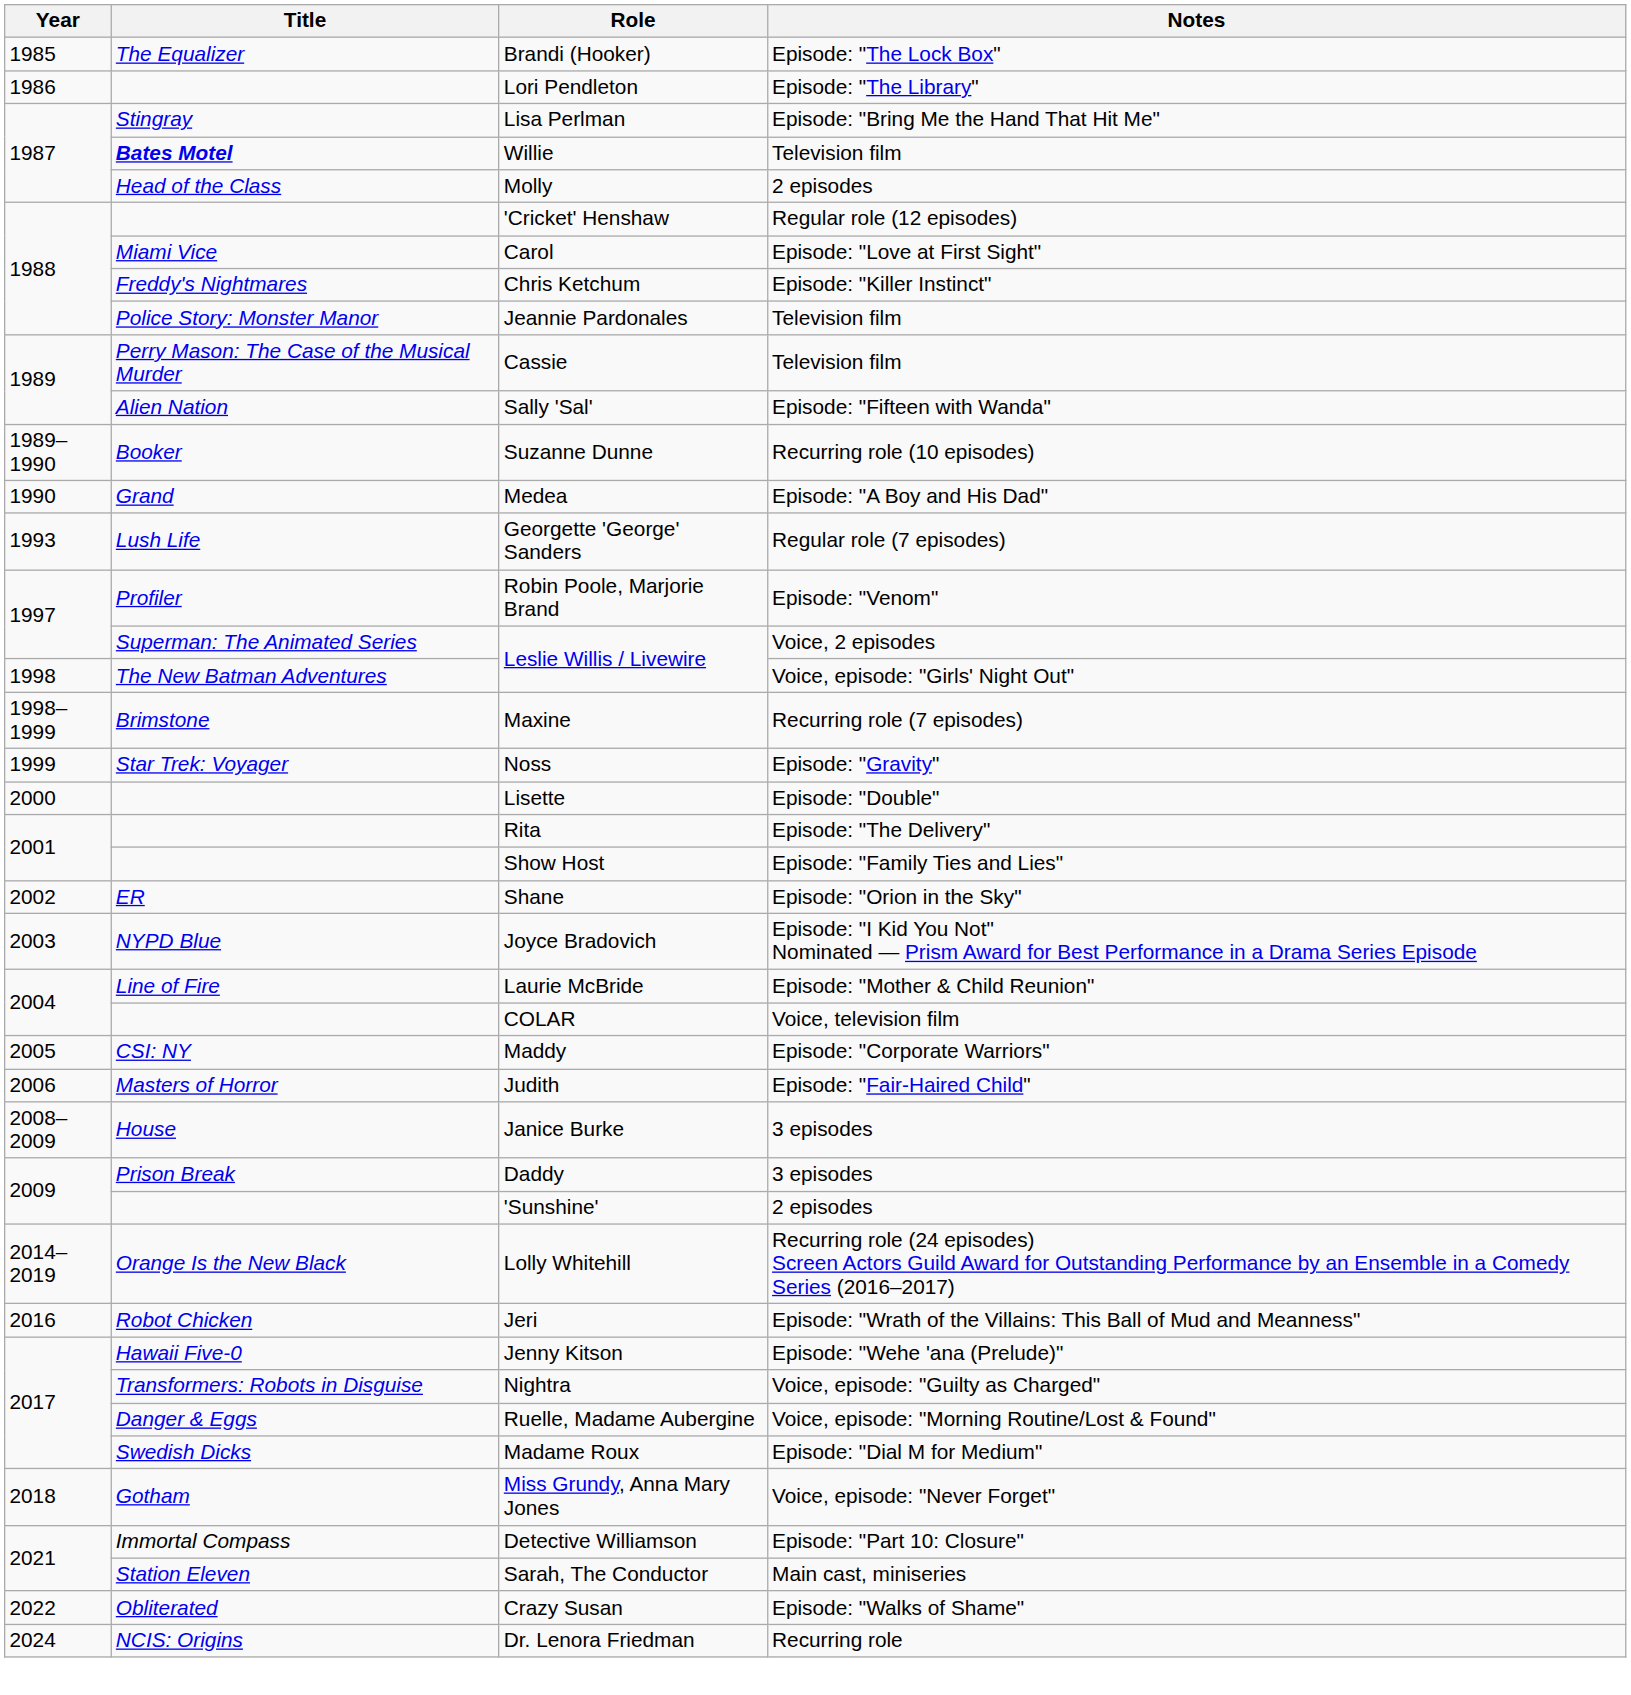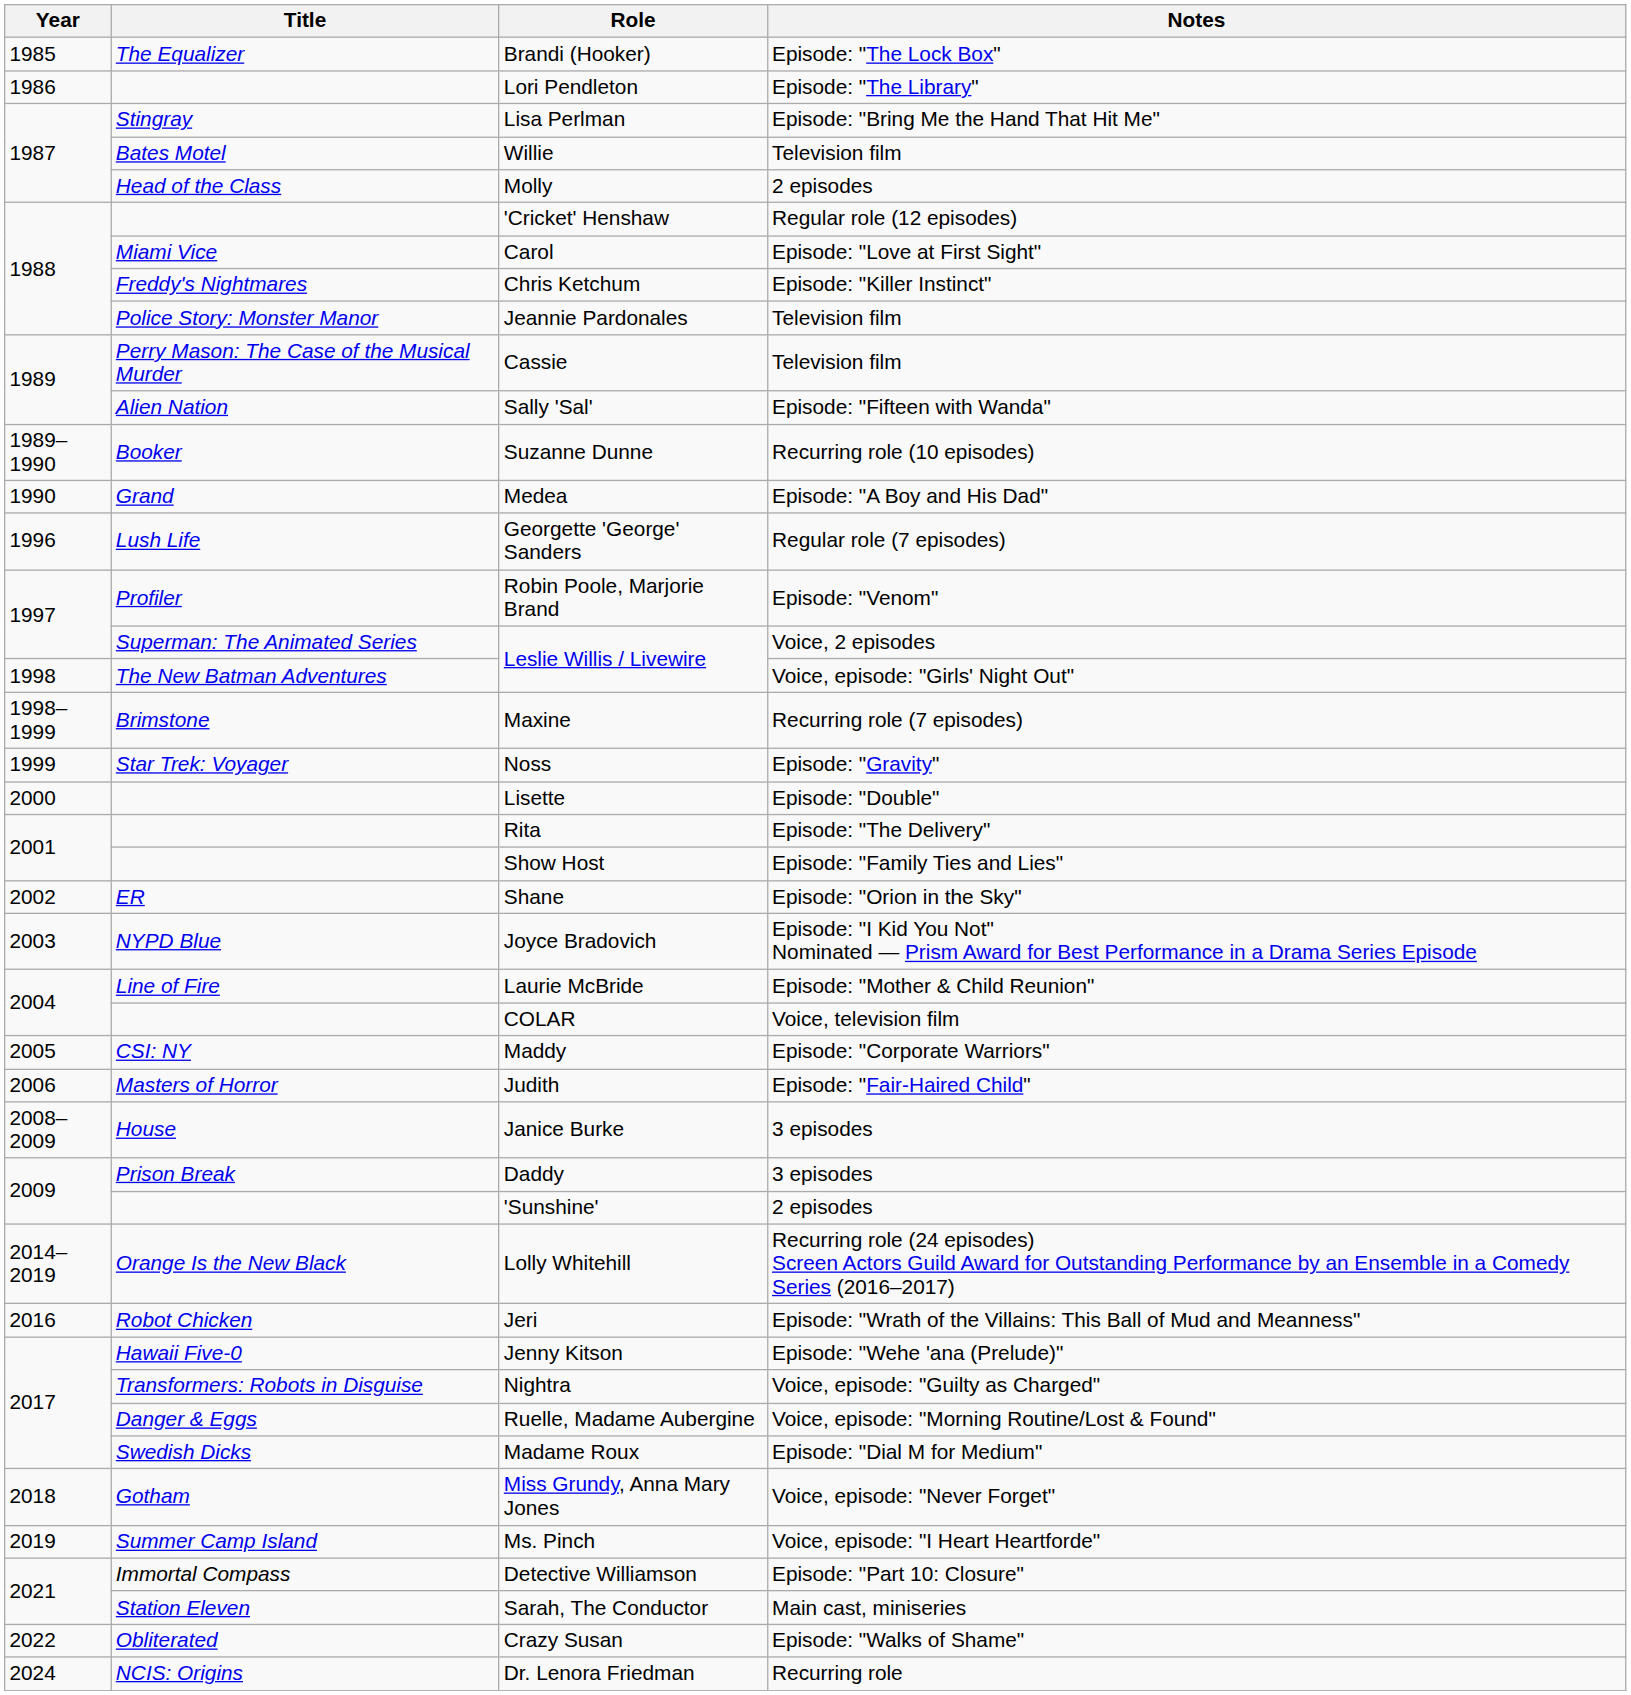(174, 152) bold -> (171, 152) normal
(33, 541) 1993 -> (33, 541) 1996
+ row: (549, 1541)
